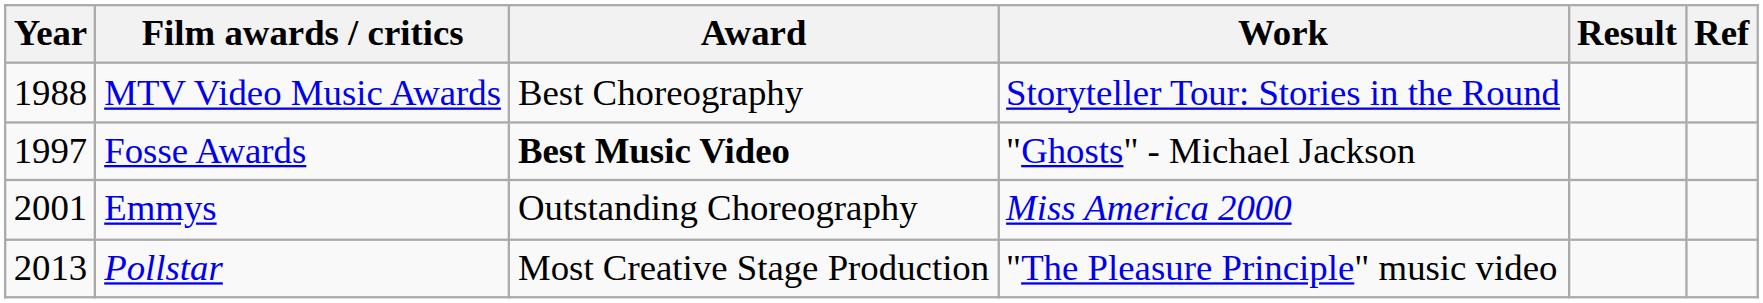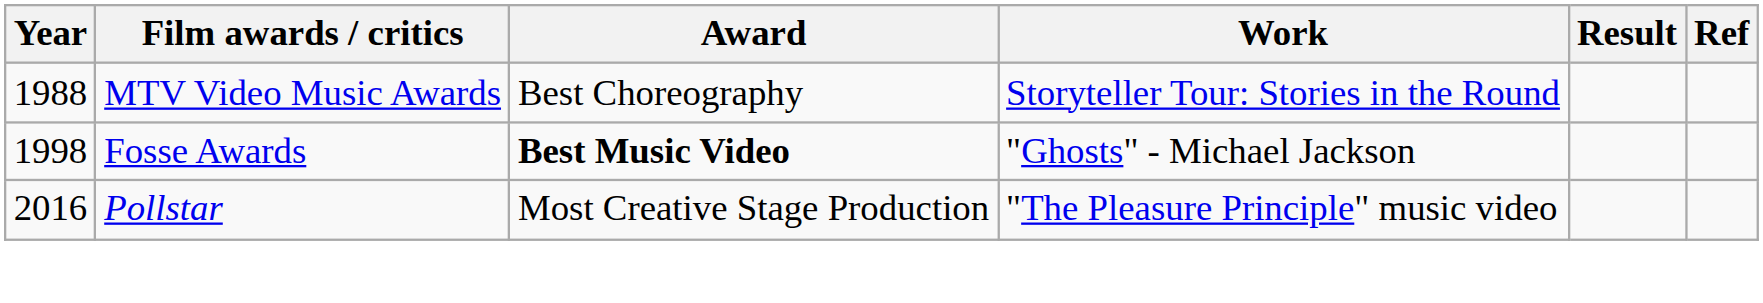(50, 150) 1997 -> (50, 150) 1998
- row: (160, 208)
(50, 267) 2013 -> (50, 208) 2016
